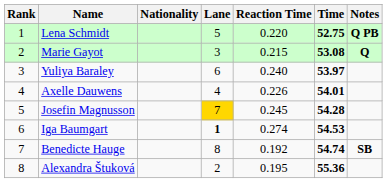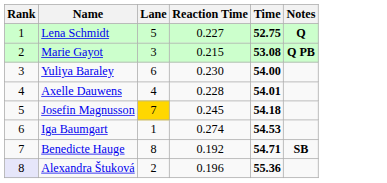- column: (169, 14)
(274, 33) 0.220 -> (210, 33) 0.227
(365, 33) Q PB -> (301, 33) Q
(365, 52) Q -> (301, 52) Q PB
(274, 71) 0.240 -> (210, 71) 0.230
(331, 71) 53.97 -> (267, 71) 54.00
(274, 91) 0.226 -> (210, 91) 0.228
(331, 110) 54.28 -> (267, 110) 54.18
(217, 129) bold -> (154, 129) normal
(331, 149) 54.74 -> (267, 149) 54.71
(21, 168) no background -> (21, 168) lavender background
(274, 168) 0.195 -> (210, 168) 0.196
